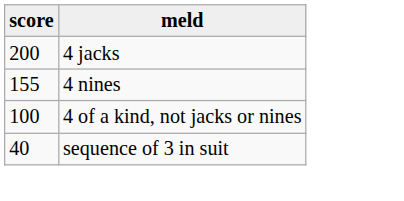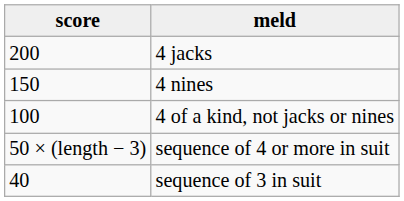(24, 84) 155 -> (24, 84) 150
+ row: (273, 148)
